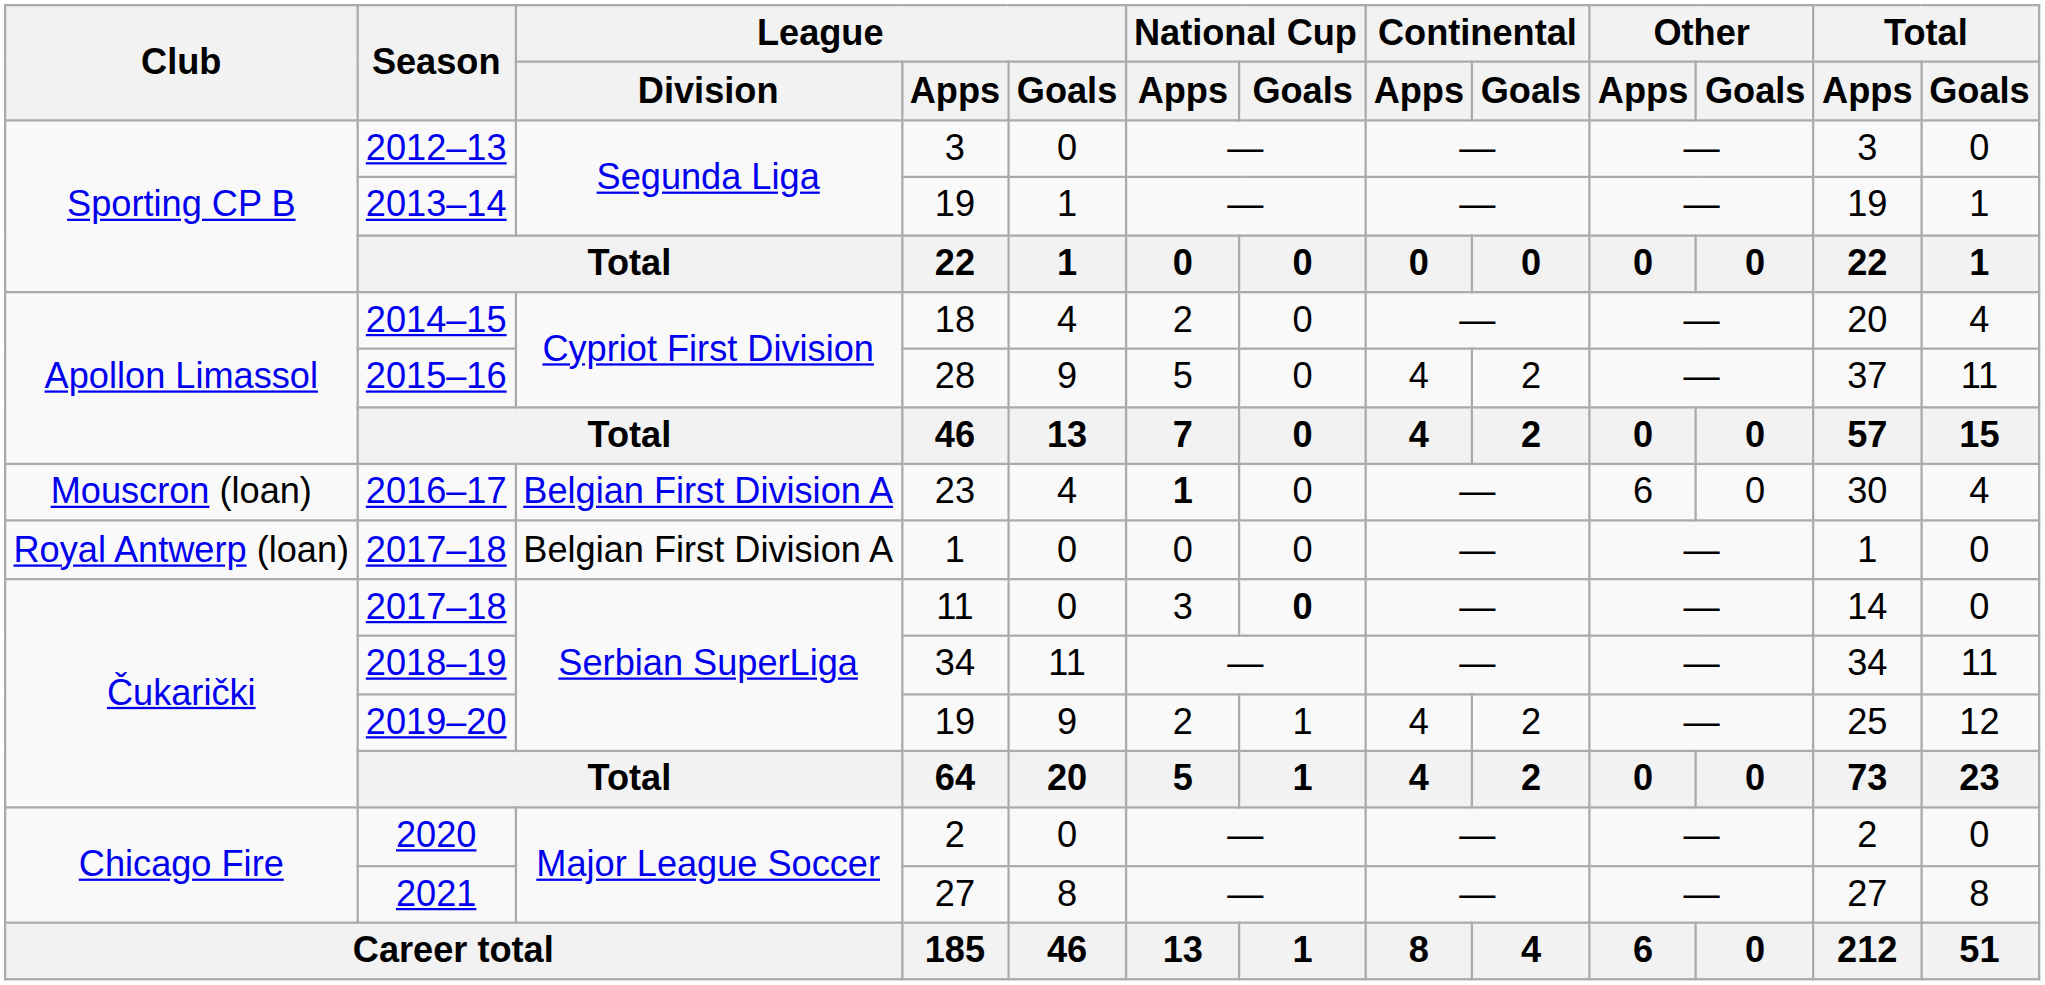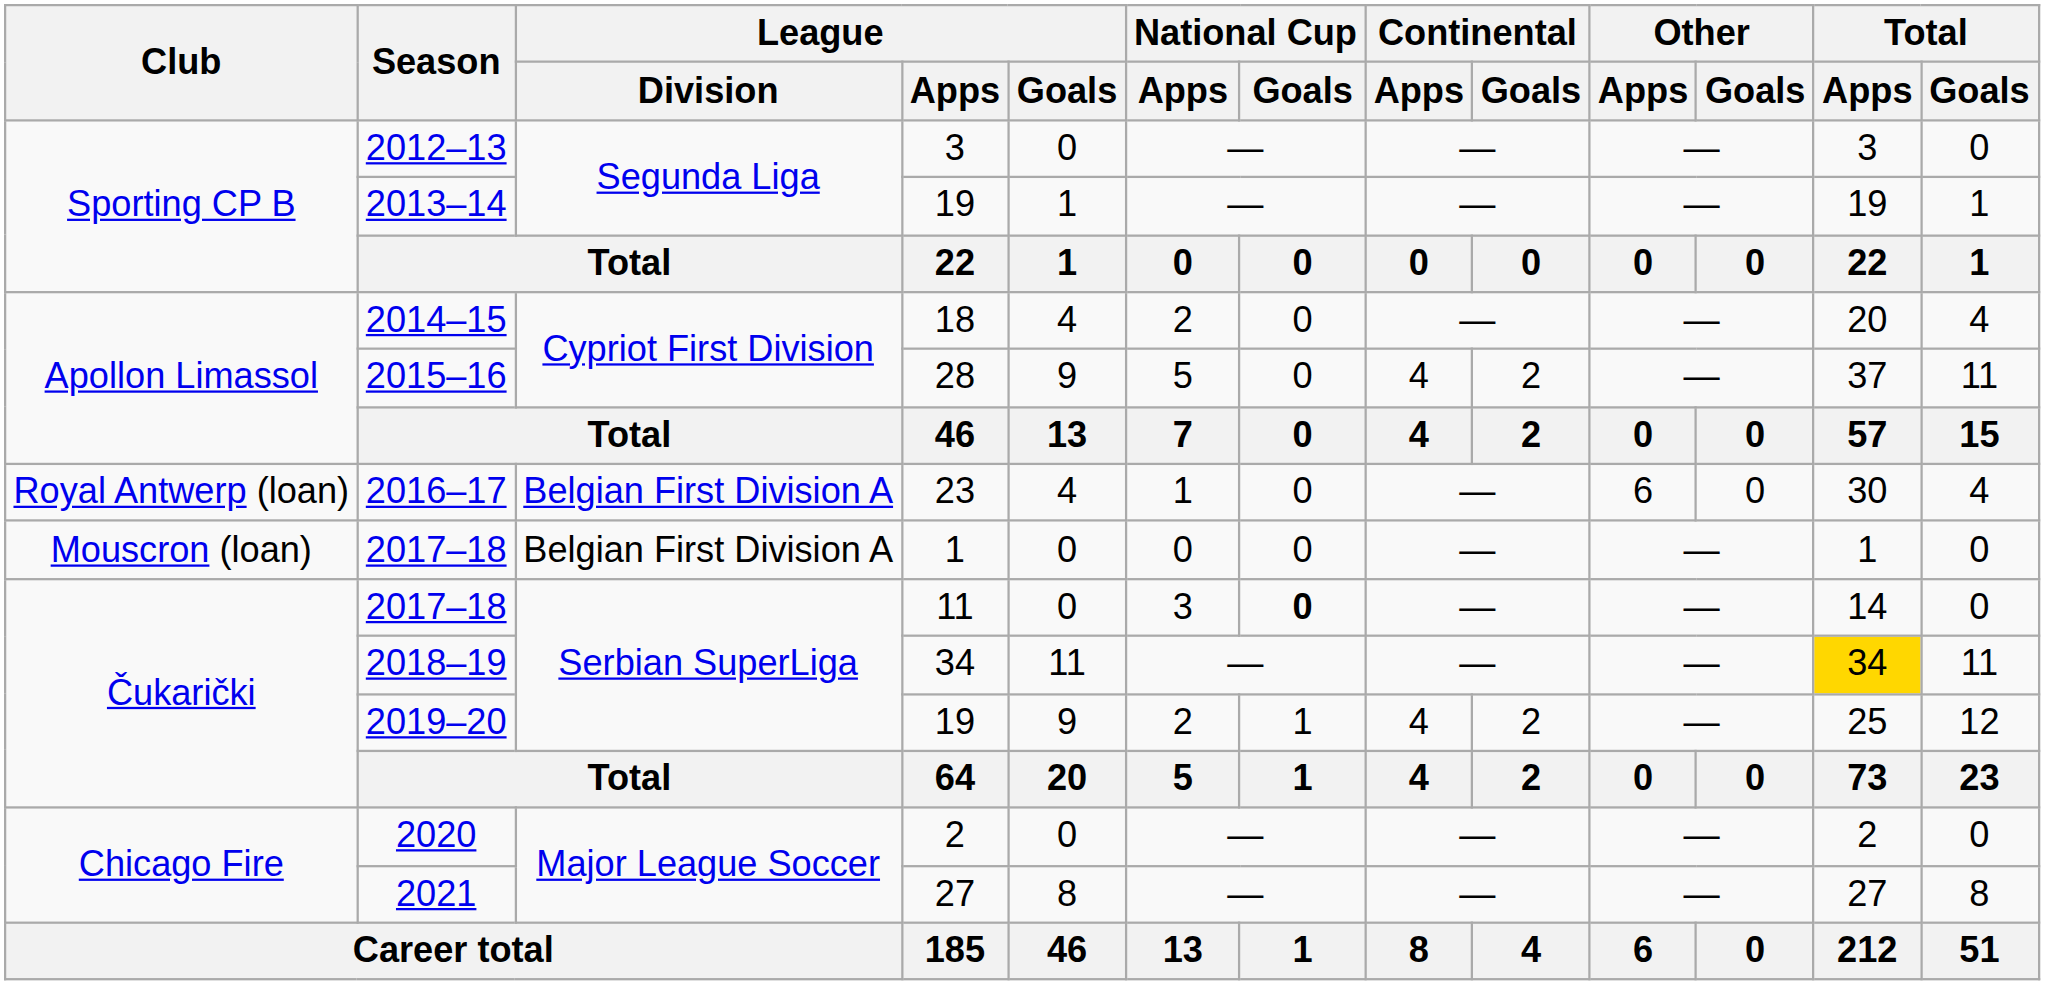(181, 491) Mouscron (loan) -> (181, 491) Royal Antwerp (loan)
(1183, 491) bold -> (1183, 491) normal
(181, 549) Royal Antwerp (loan) -> (181, 549) Mouscron (loan)
(1867, 663) no background -> (1867, 663) gold background
